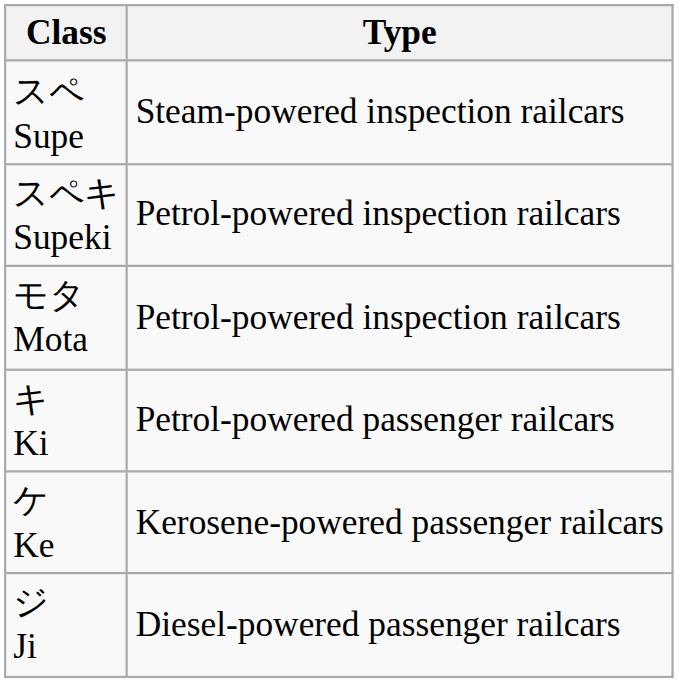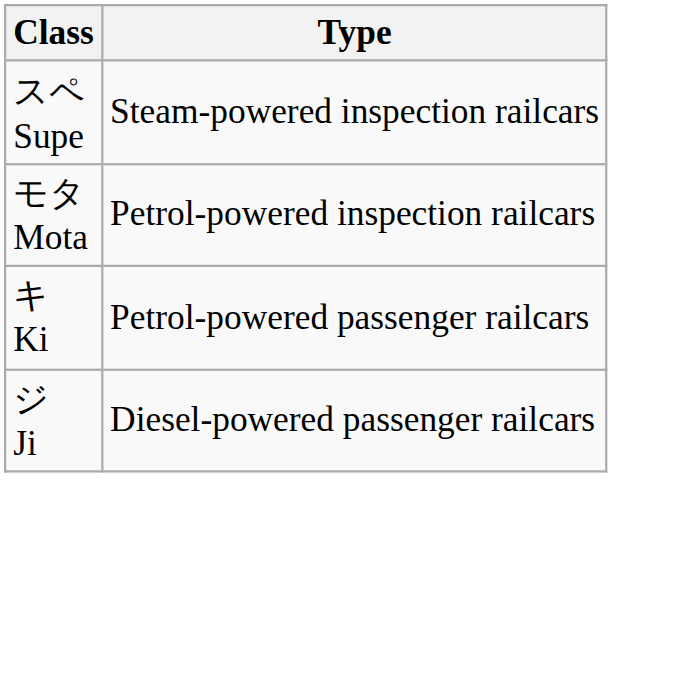- row: (66, 215)
- row: (34, 522)
